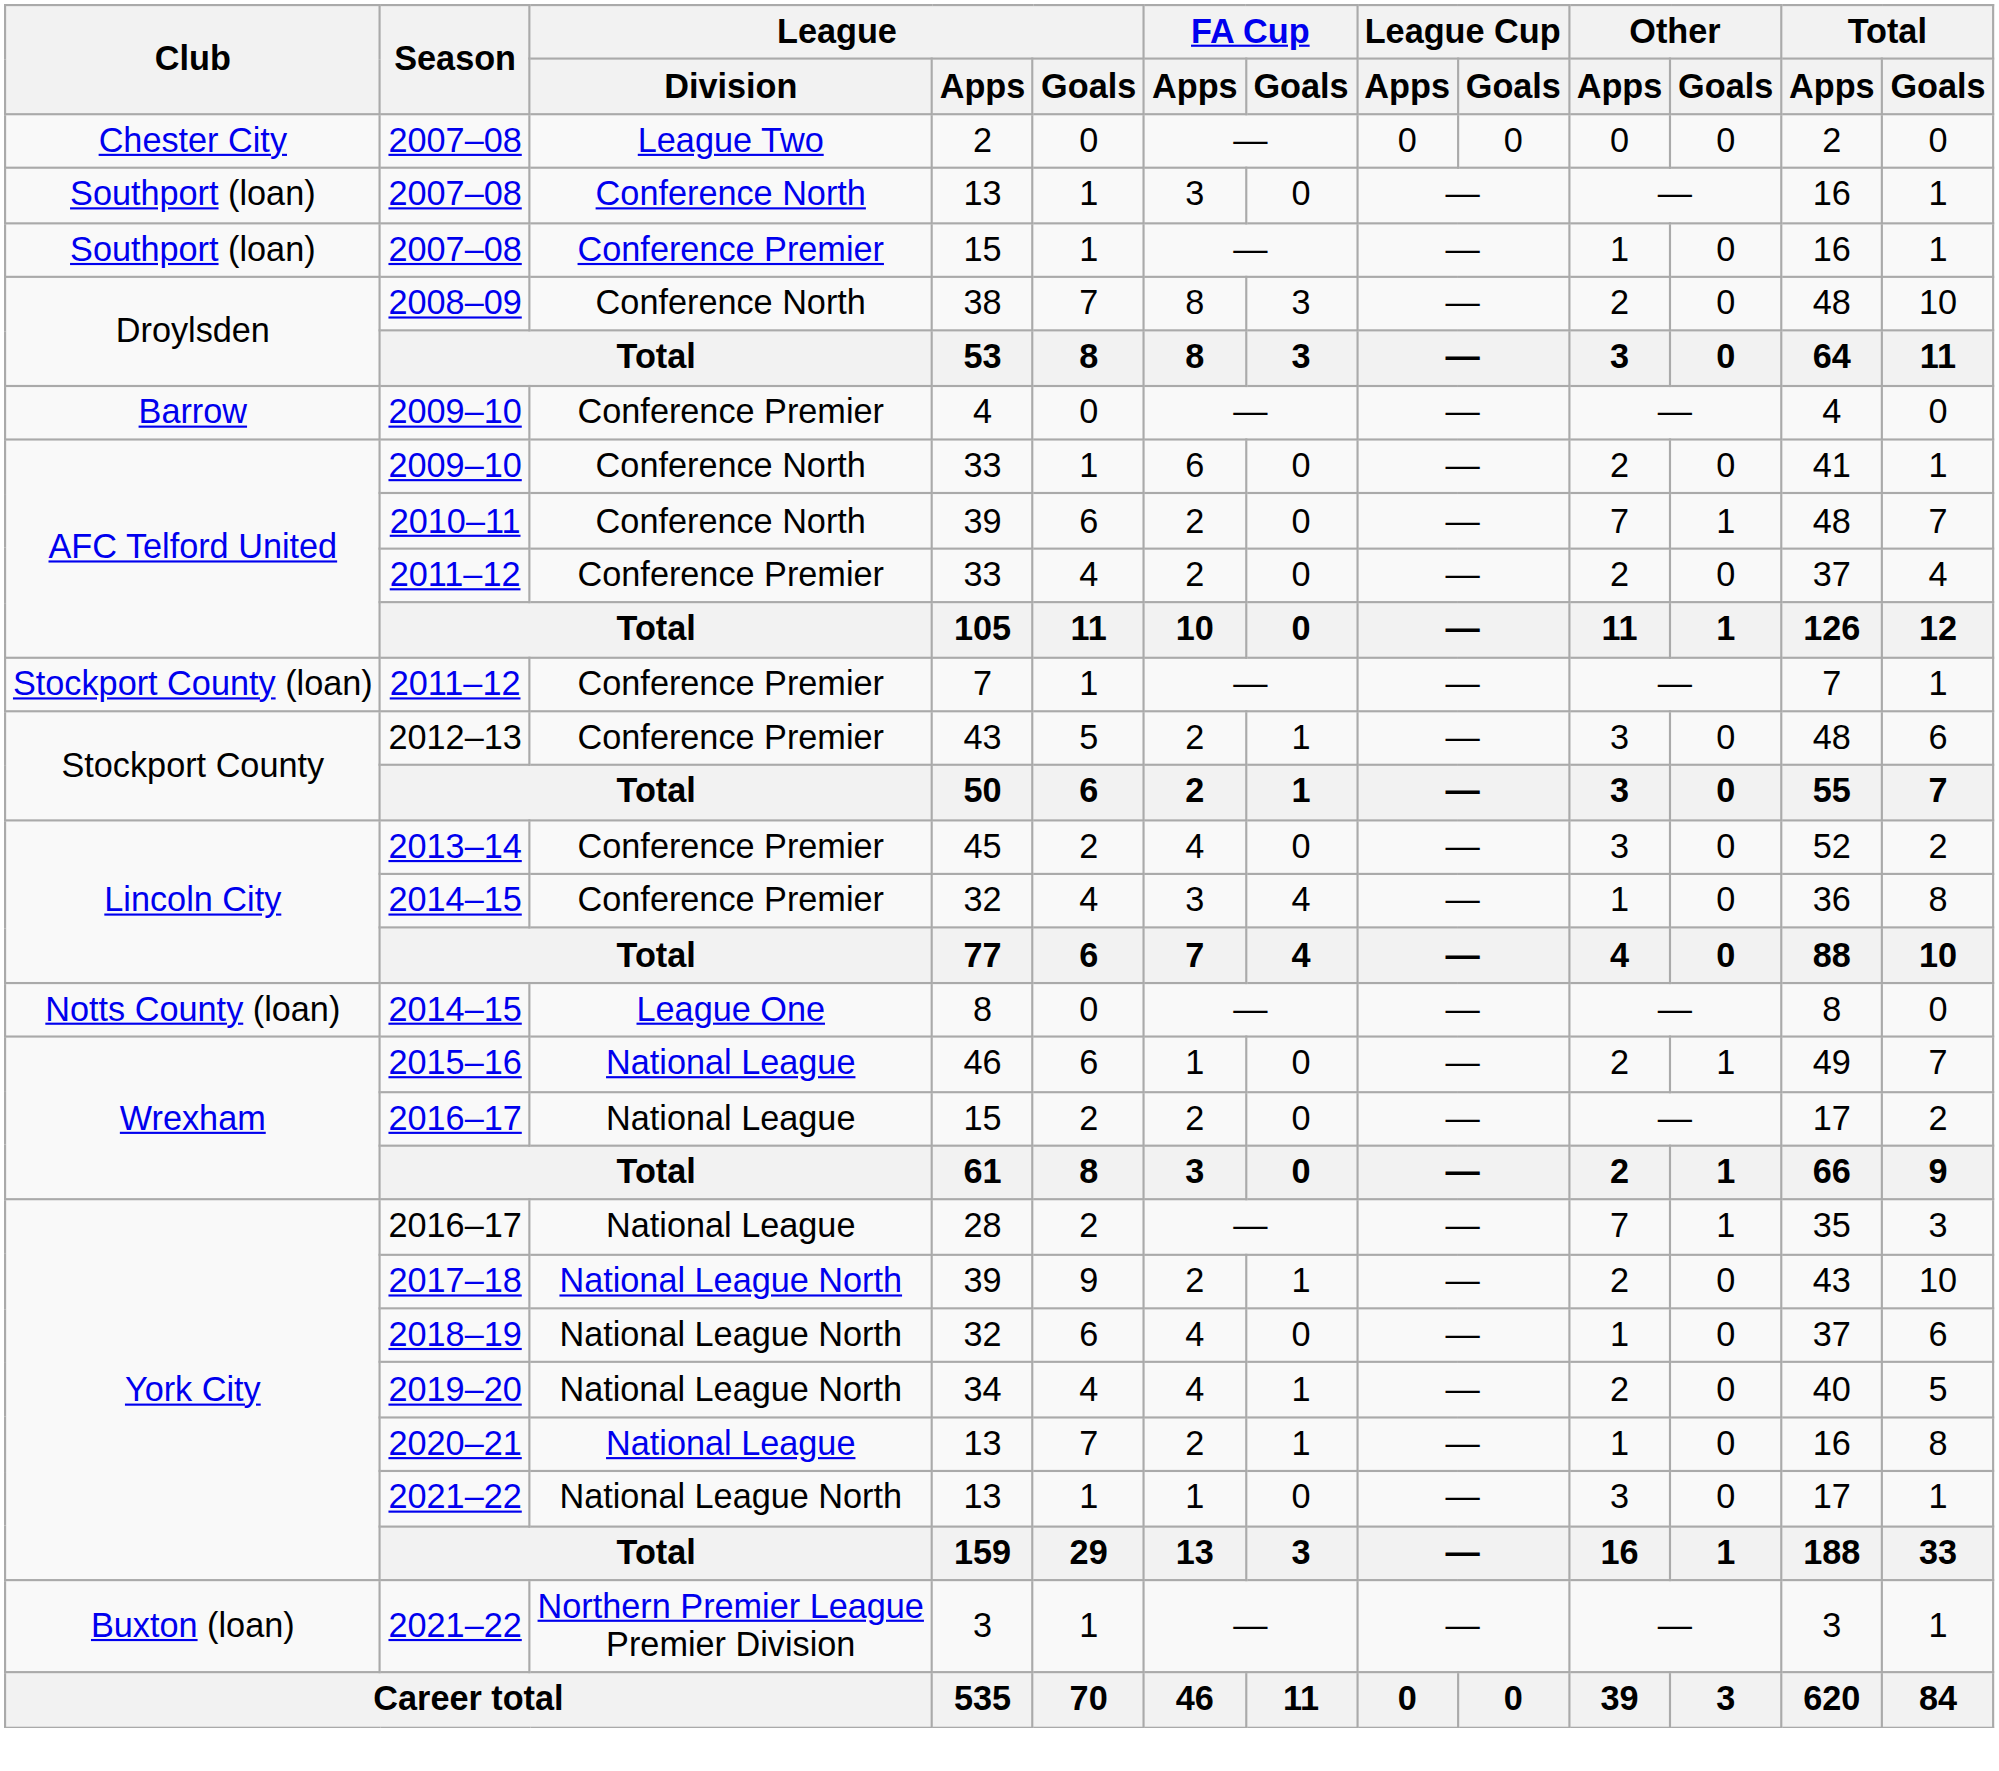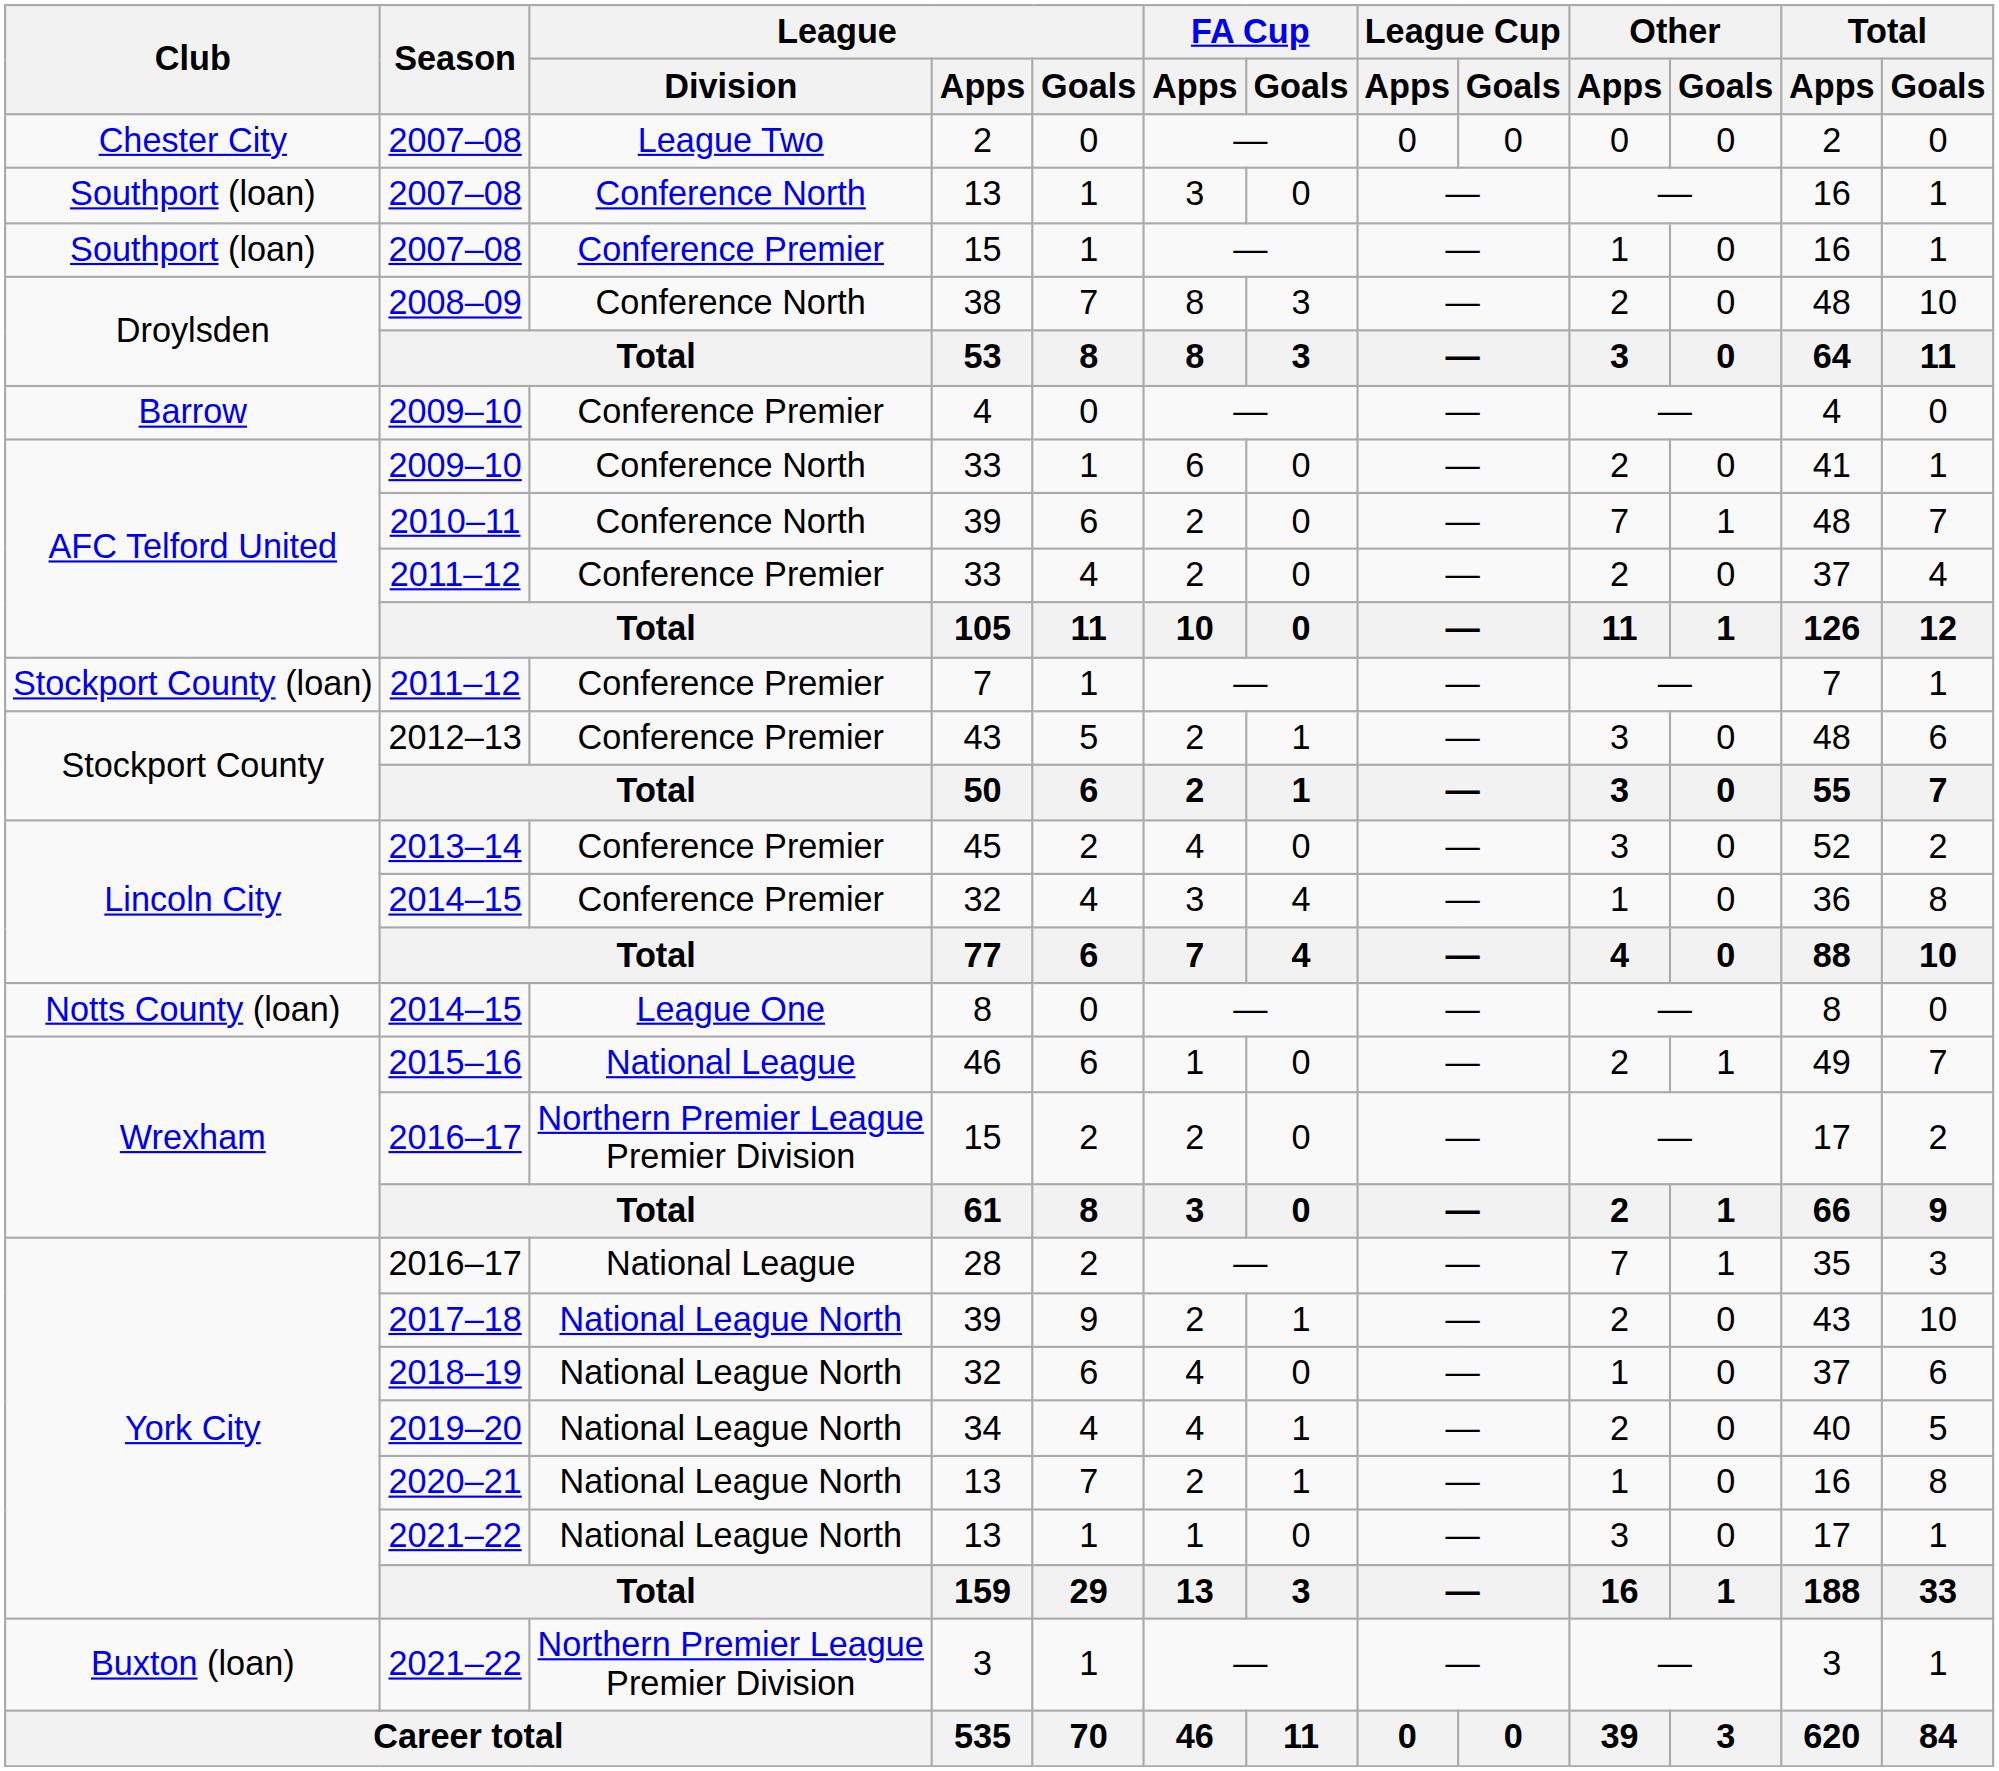(731, 1117) National League -> (731, 1136) Northern Premier League Premier Division
(731, 1443) National League -> (731, 1482) National League North
